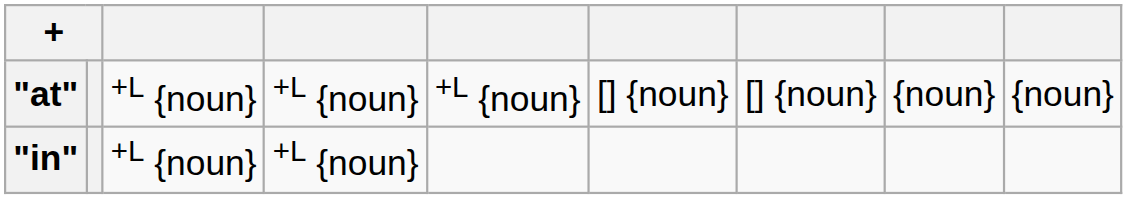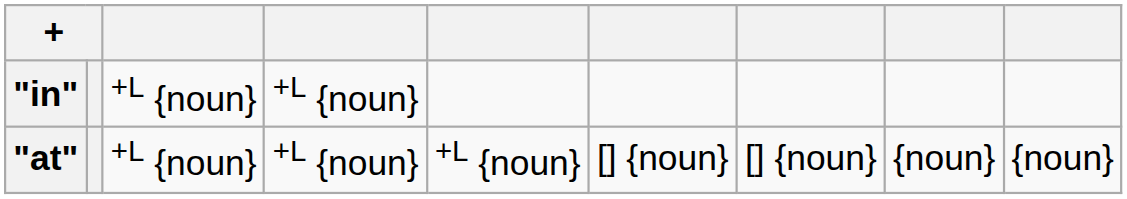rows swapped: (46, 93) <-> (46, 159)
